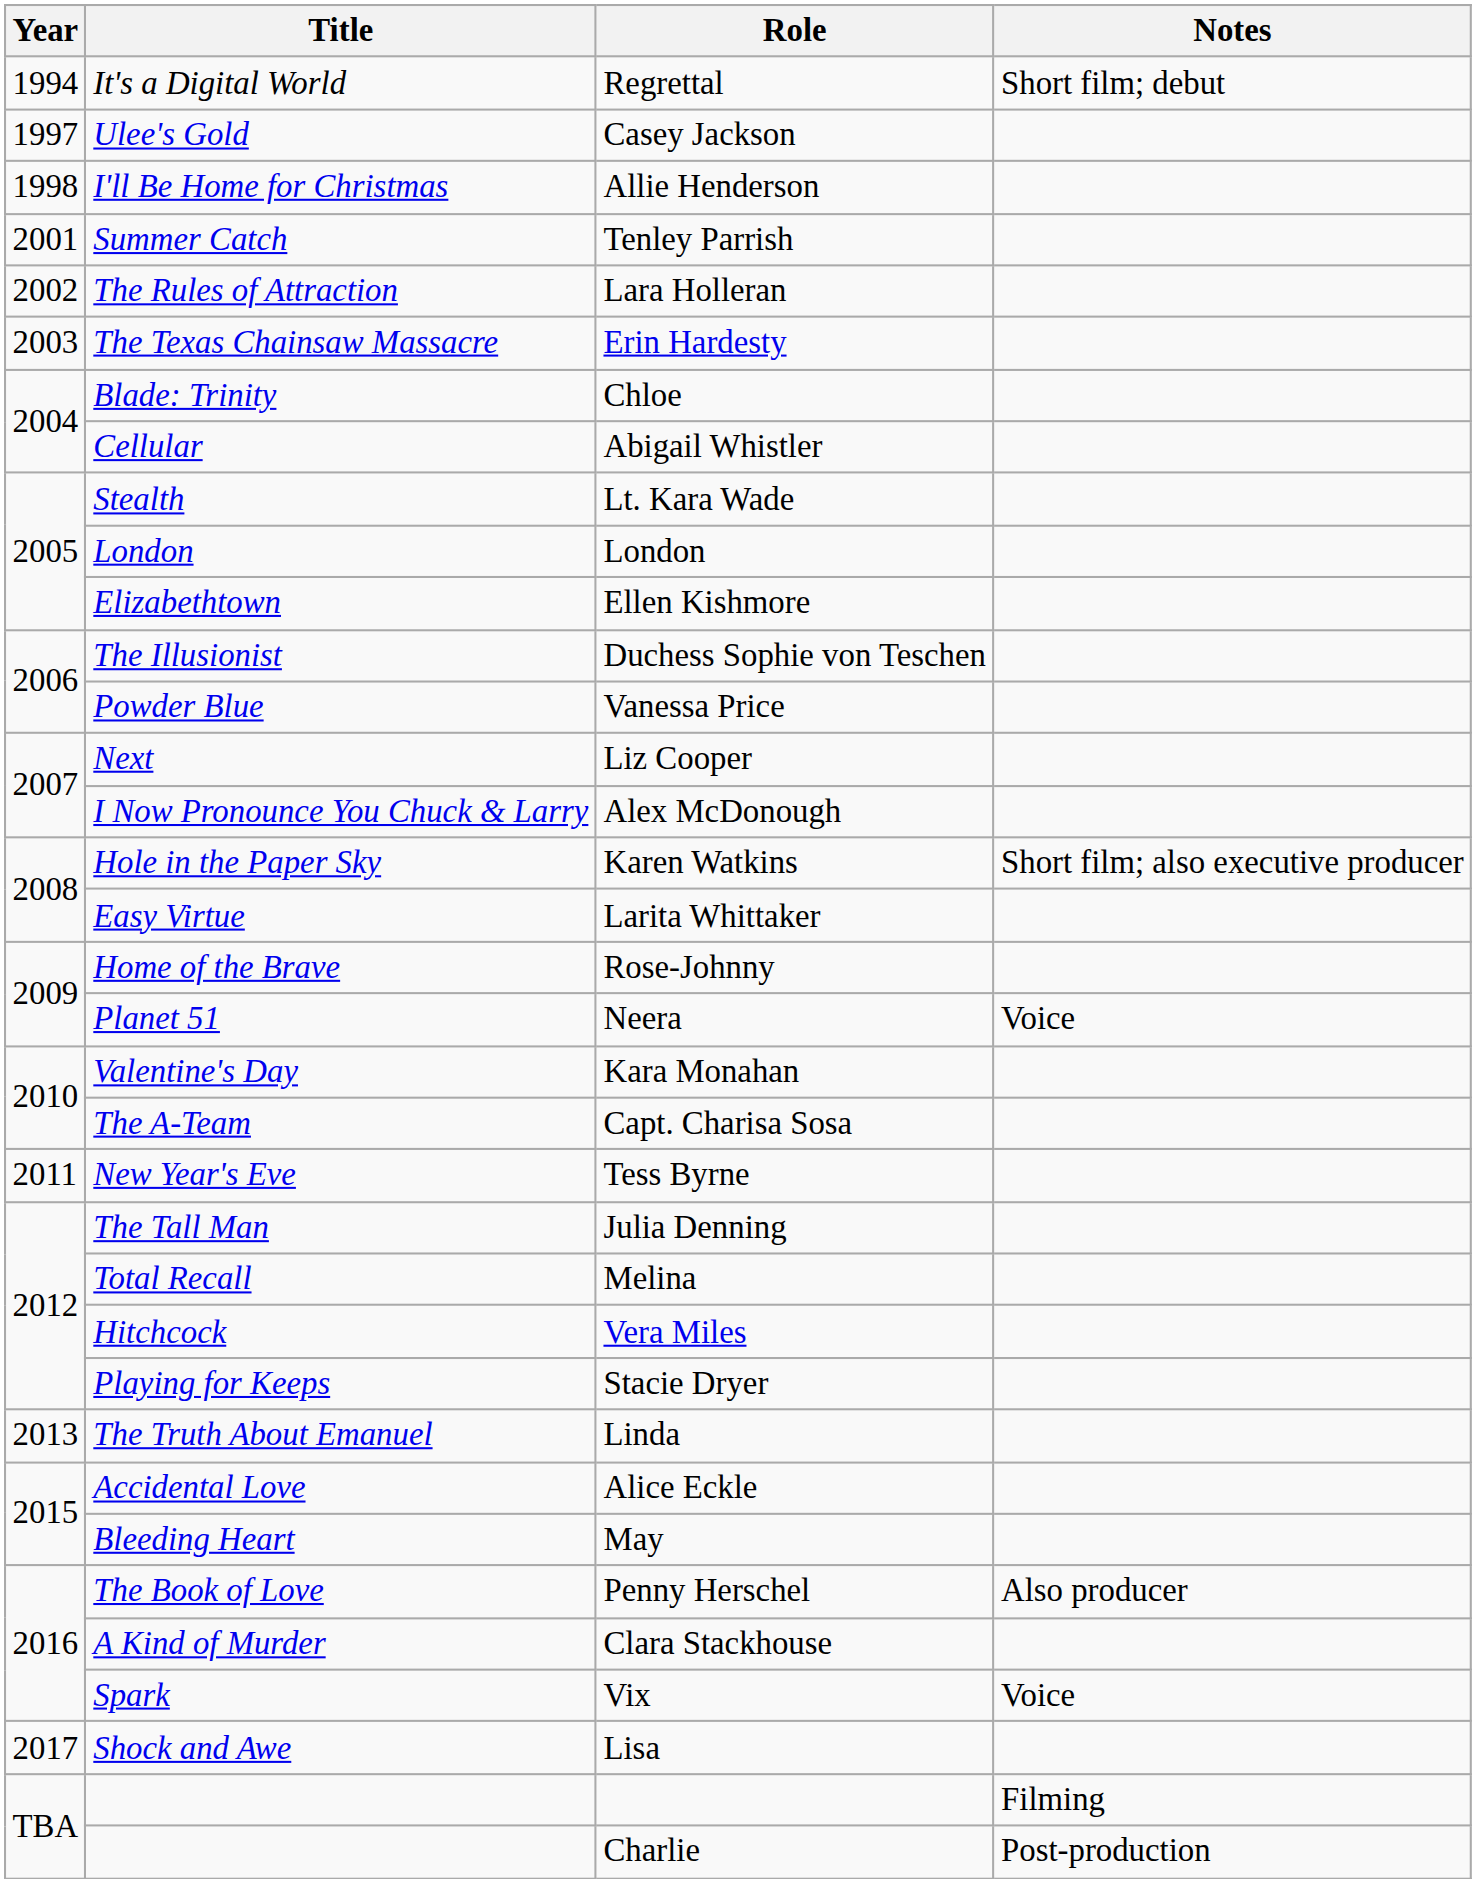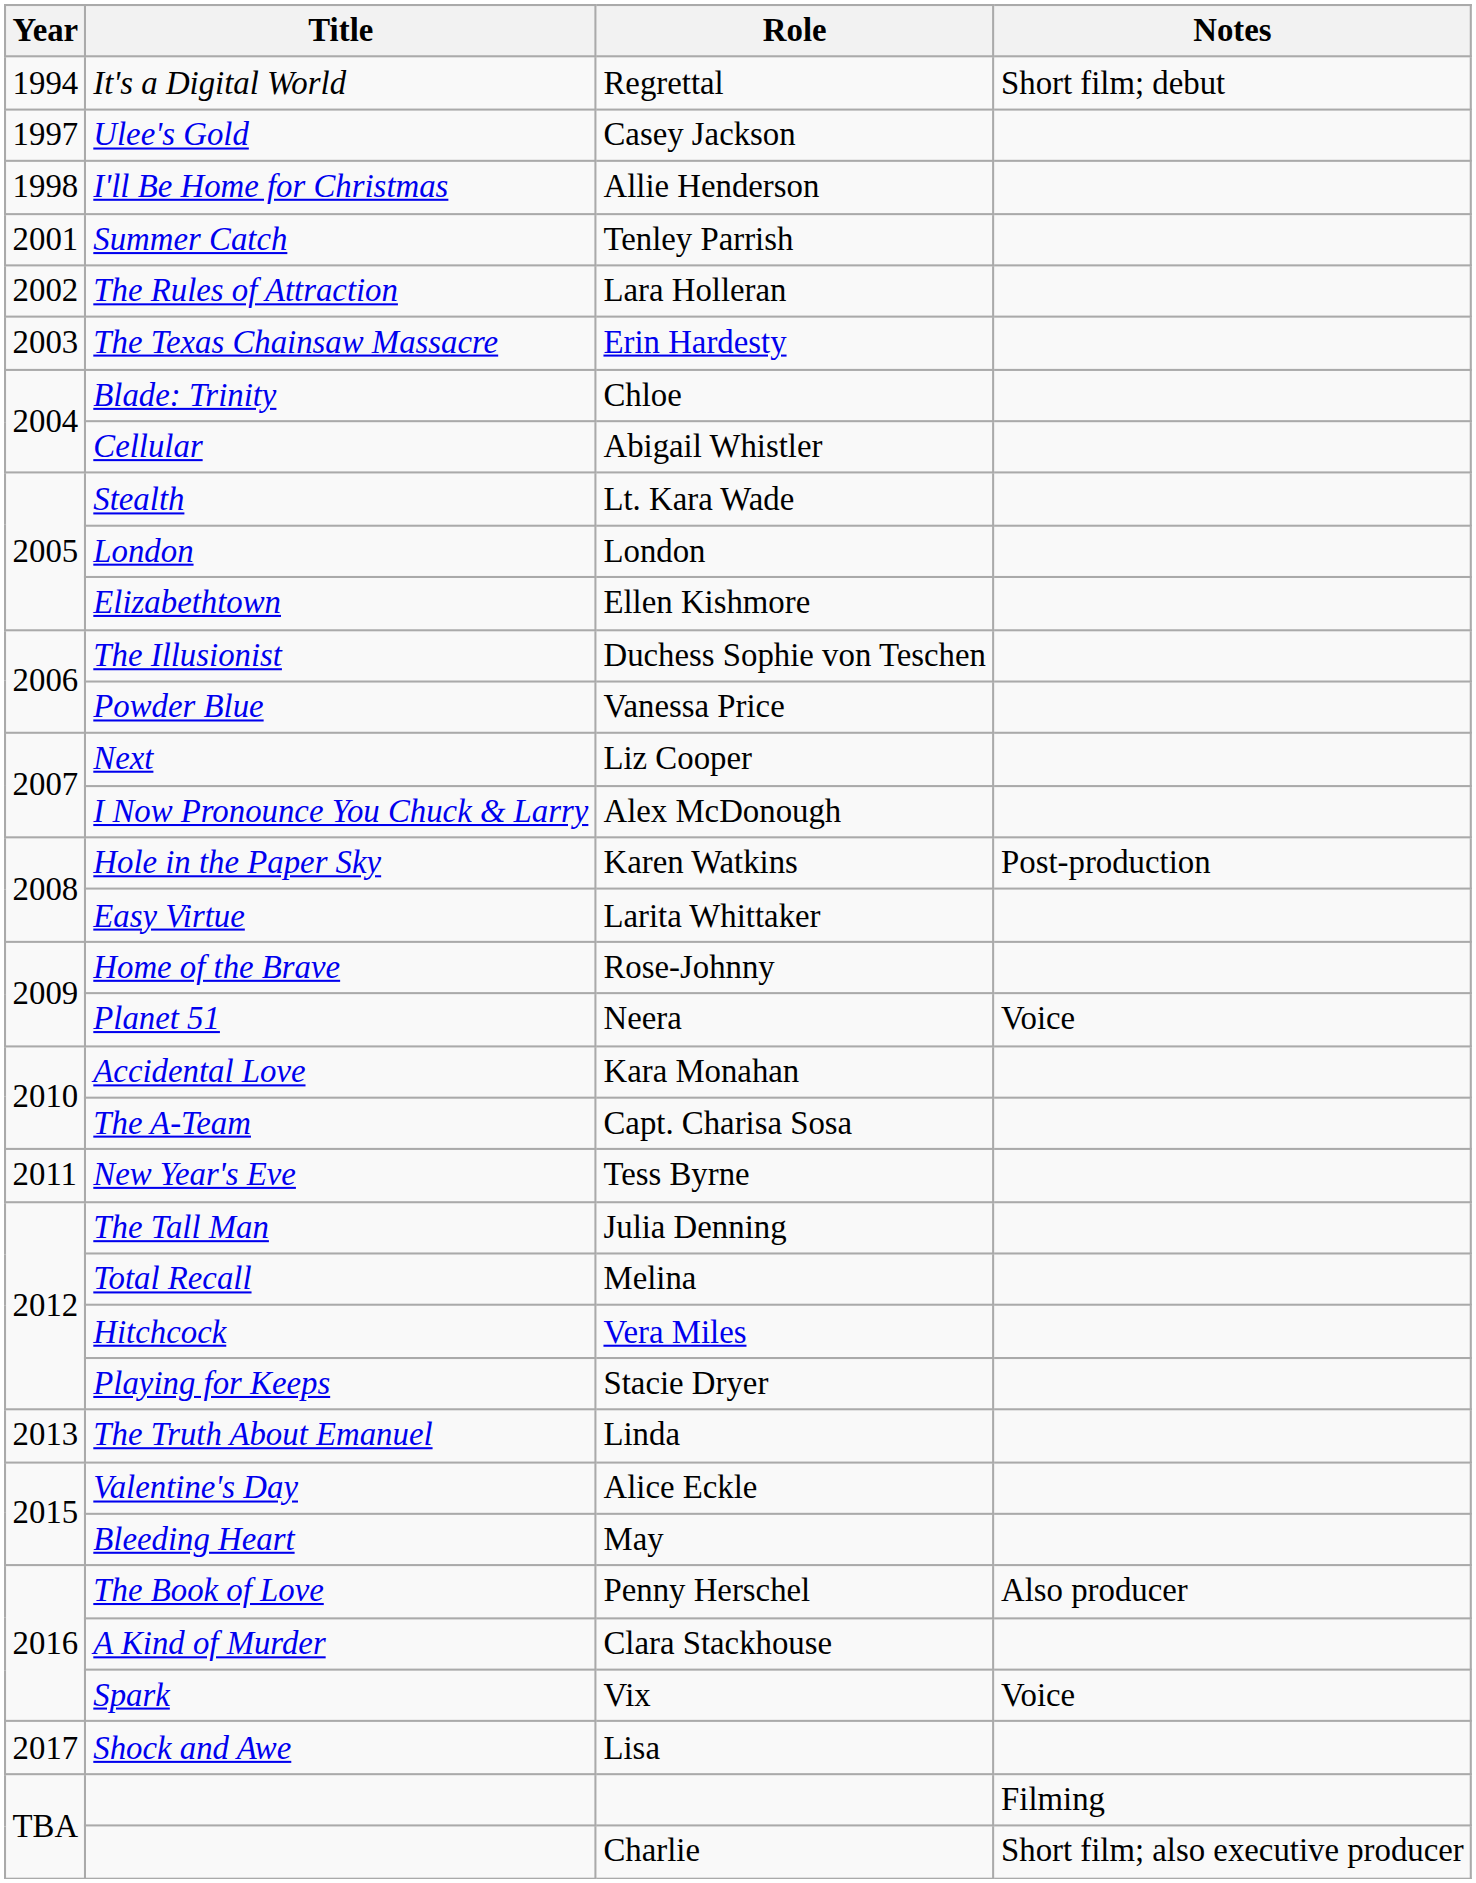(1232, 862) Short film; also executive producer -> (1106, 862) Post-production
(196, 1070) Valentine's Day -> (199, 1070) Accidental Love
(199, 1487) Accidental Love -> (196, 1487) Valentine's Day
(1106, 1851) Post-production -> (1232, 1851) Short film; also executive producer
